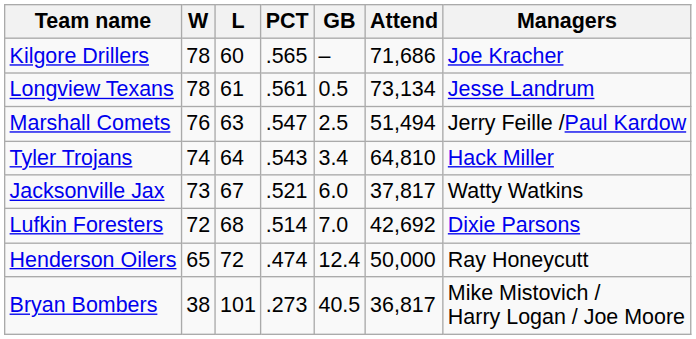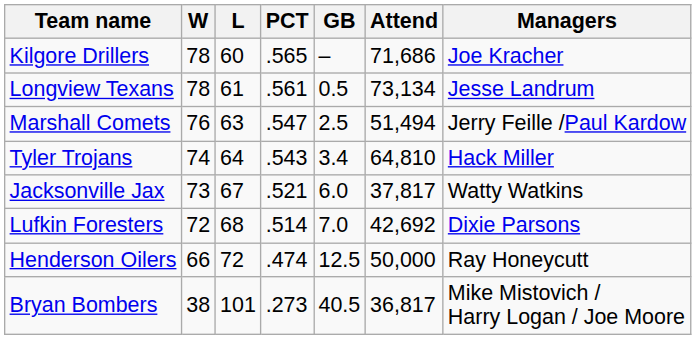(198, 259) 65 -> (198, 259) 66
(339, 259) 12.4 -> (339, 259) 12.5
